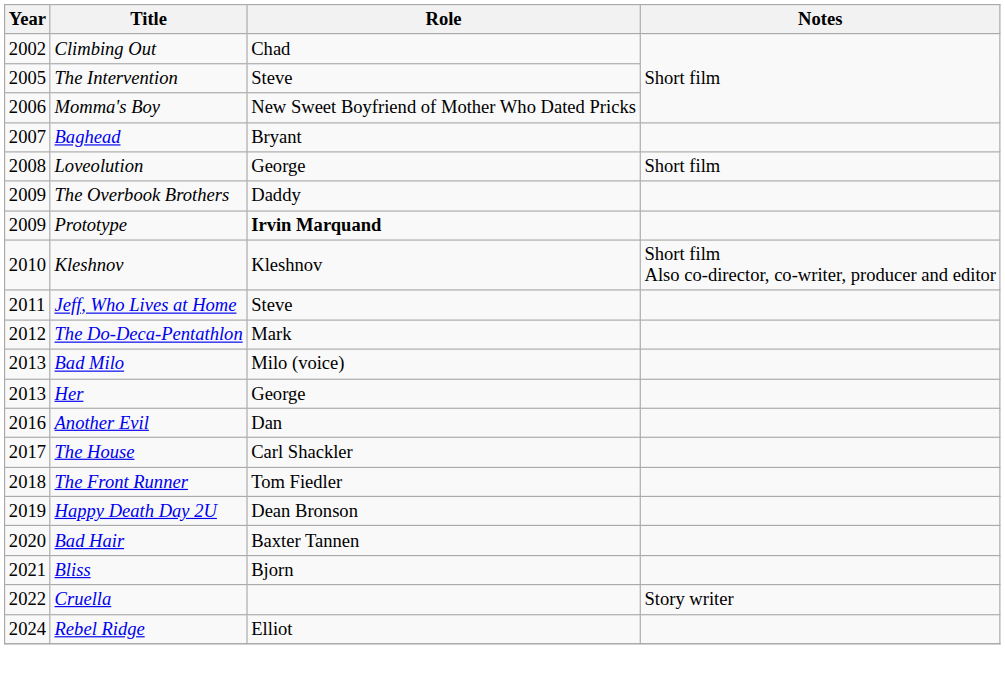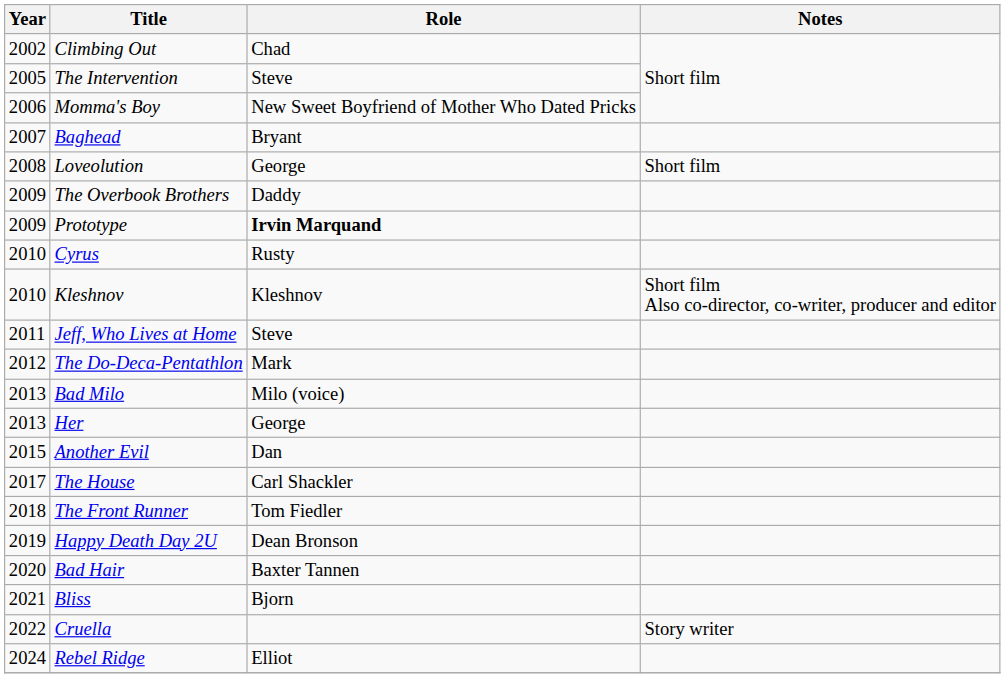+ row: (77, 254)
(27, 422) 2016 -> (27, 452) 2015
